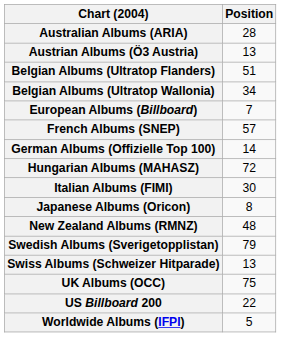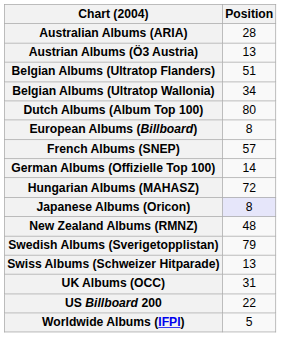+ row: (113, 110)
(249, 110) 7 -> (249, 129) 8
- row: (113, 187)
(249, 206) no background -> (249, 206) lavender background
(249, 284) 75 -> (249, 284) 31
